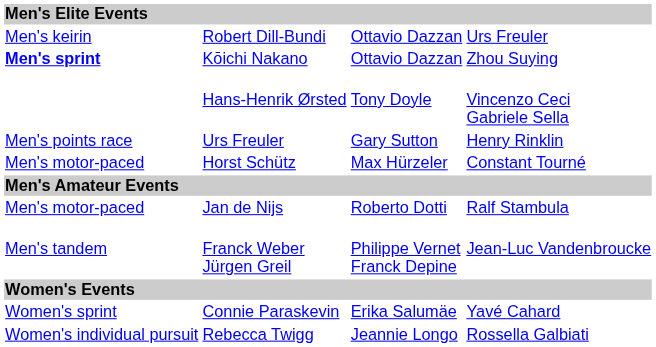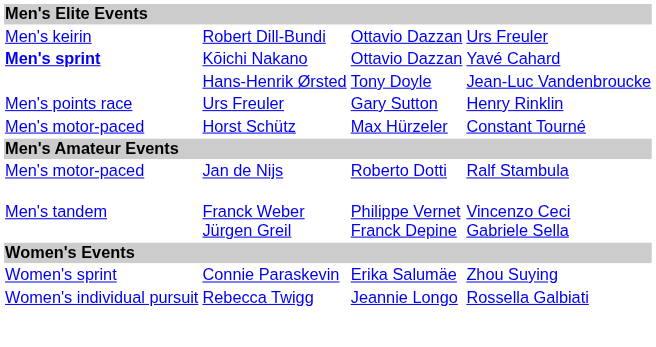(512, 59) Zhou Suying -> (513, 59) Yavé Cahard
(518, 109) Vincenzo Ceci Gabriele Sella -> (559, 81) Jean-Luc Vandenbroucke
(559, 248) Jean-Luc Vandenbroucke -> (518, 221) Vincenzo Ceci Gabriele Sella
(513, 312) Yavé Cahard -> (512, 275) Zhou Suying
